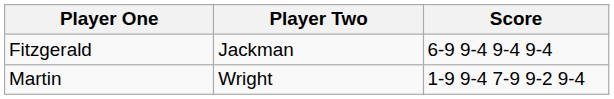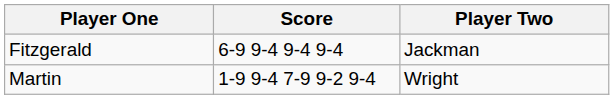columns swapped: (319, 19) <-> (516, 19)
